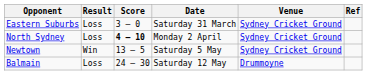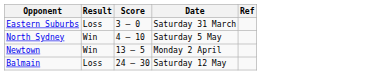- column: (291, 11)
(93, 37) Loss -> (90, 37) Win
(130, 37) bold -> (130, 37) normal
(188, 37) Monday 2 April -> (188, 37) Saturday 5 May
(188, 50) Saturday 5 May -> (188, 50) Monday 2 April
